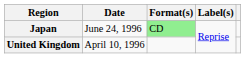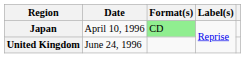(113, 28) June 24, 1996 -> (115, 28) April 10, 1996
(115, 45) April 10, 1996 -> (113, 45) June 24, 1996
